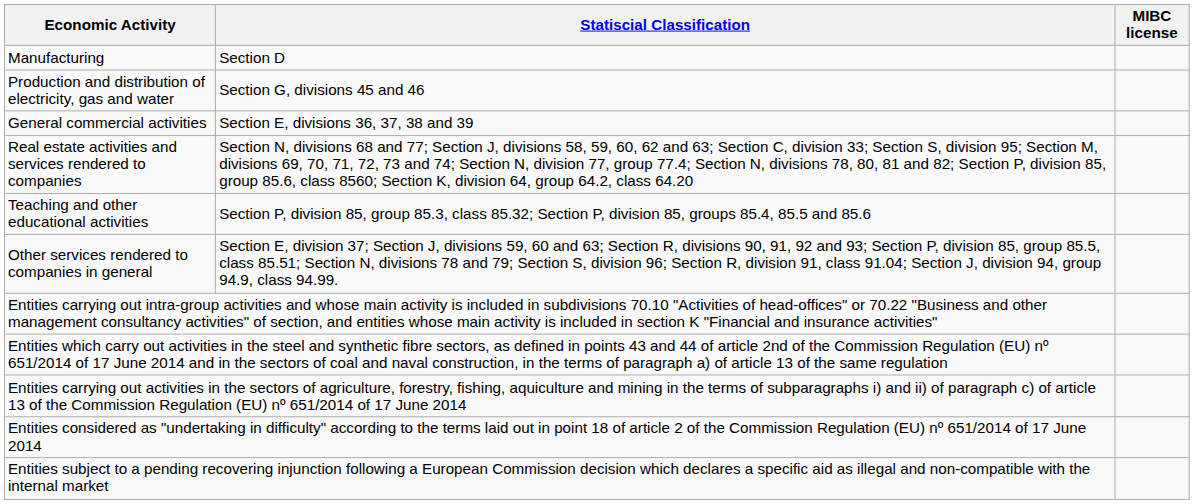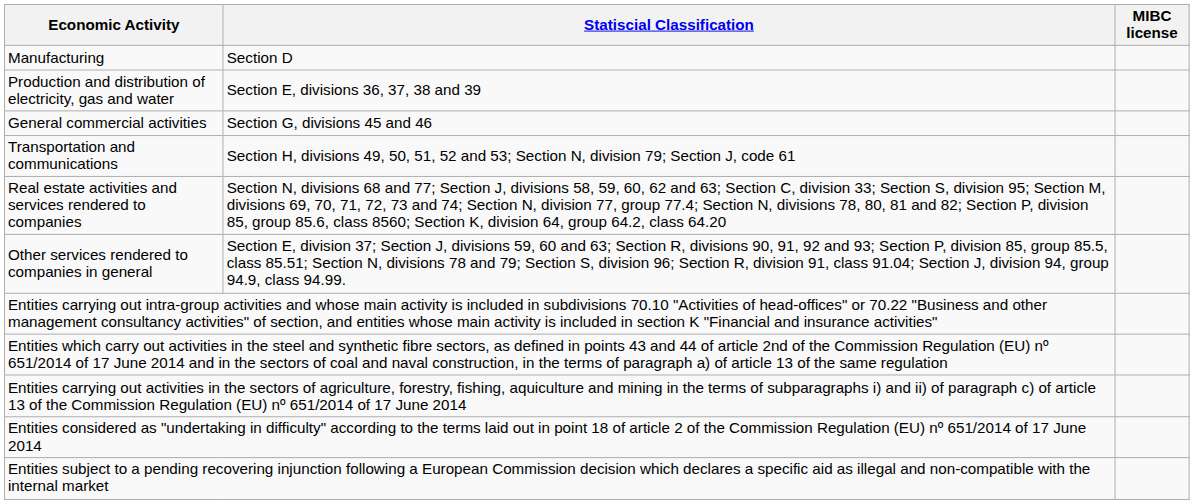(322, 90) Section G, divisions 45 and 46 -> (354, 90) Section E, divisions 36, 37, 38 and 39
(346, 123) Section E, divisions 36, 37, 38 and 39 -> (329, 123) Section G, divisions 45 and 46
+ row: (71, 155)
- row: (78, 214)
